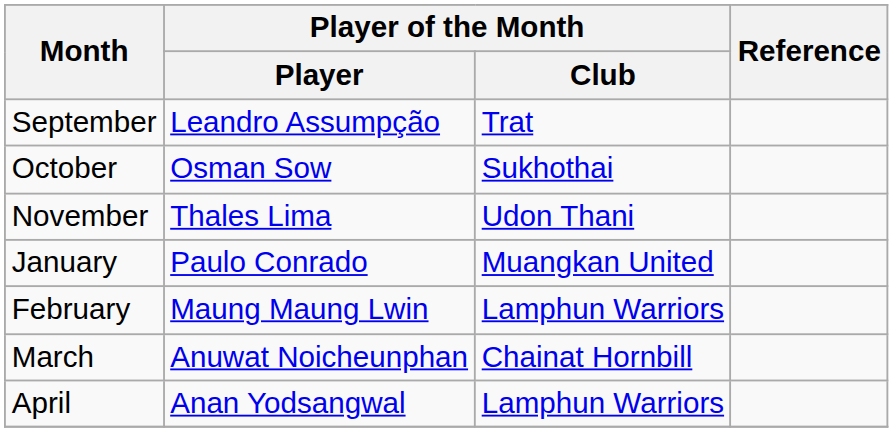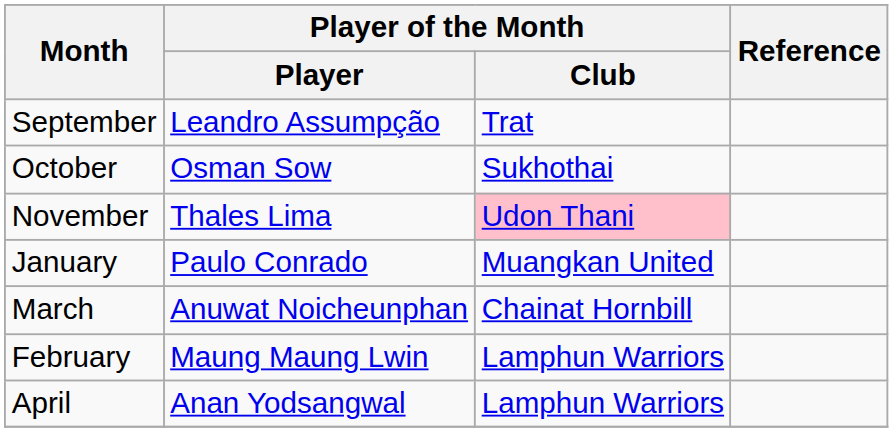(558, 215) no background -> (558, 215) pink background
rows swapped: (71, 309) <-> (53, 356)
